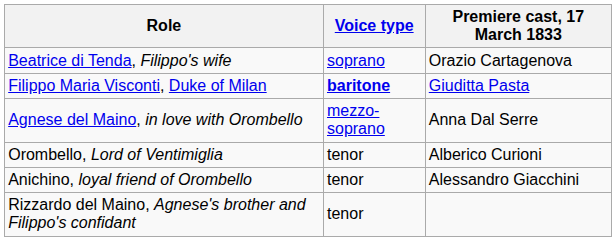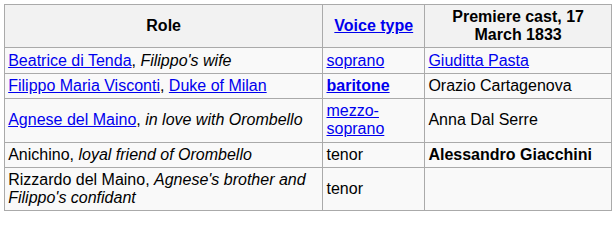(500, 60) Orazio Cartagenova -> (479, 60) Giuditta Pasta
(479, 85) Giuditta Pasta -> (500, 85) Orazio Cartagenova
- row: (116, 154)
(504, 180) normal -> (510, 154) bold
